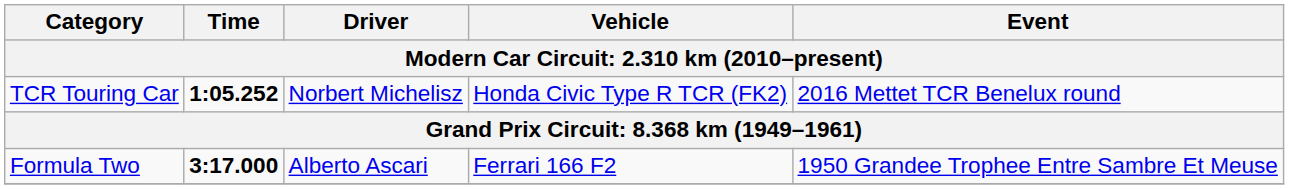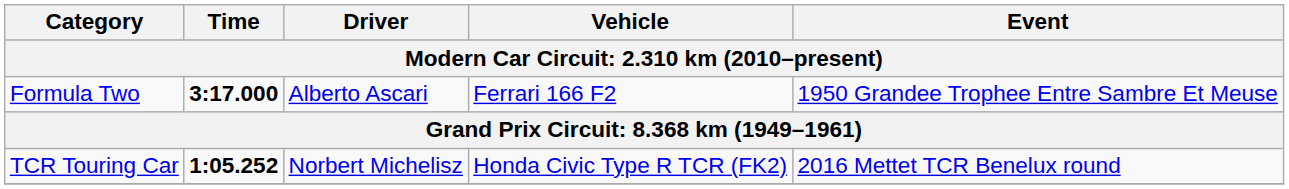rows swapped: (94, 93) <-> (75, 165)
